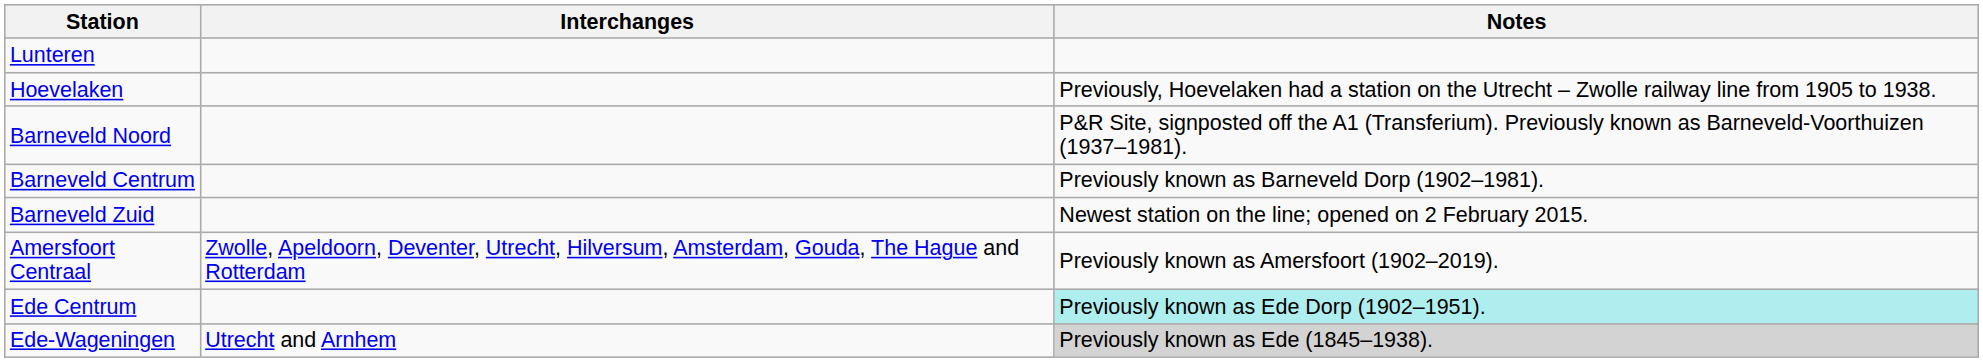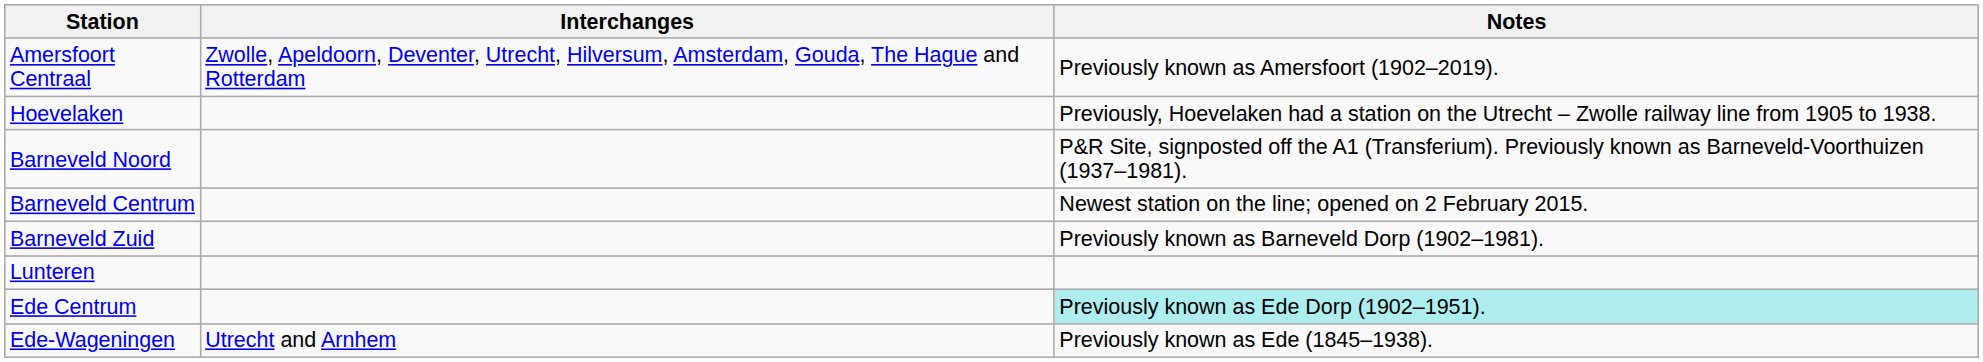rows swapped: (62, 260) <-> (52, 55)
(1302, 181) Previously known as Barneveld Dorp (1902–1981). -> (1324, 204) Newest station on the line; opened on 2 February 2015.
(1324, 214) Newest station on the line; opened on 2 February 2015. -> (1302, 238) Previously known as Barneveld Dorp (1902–1981).
(1246, 340) lightgrey background -> (1246, 340) no background
